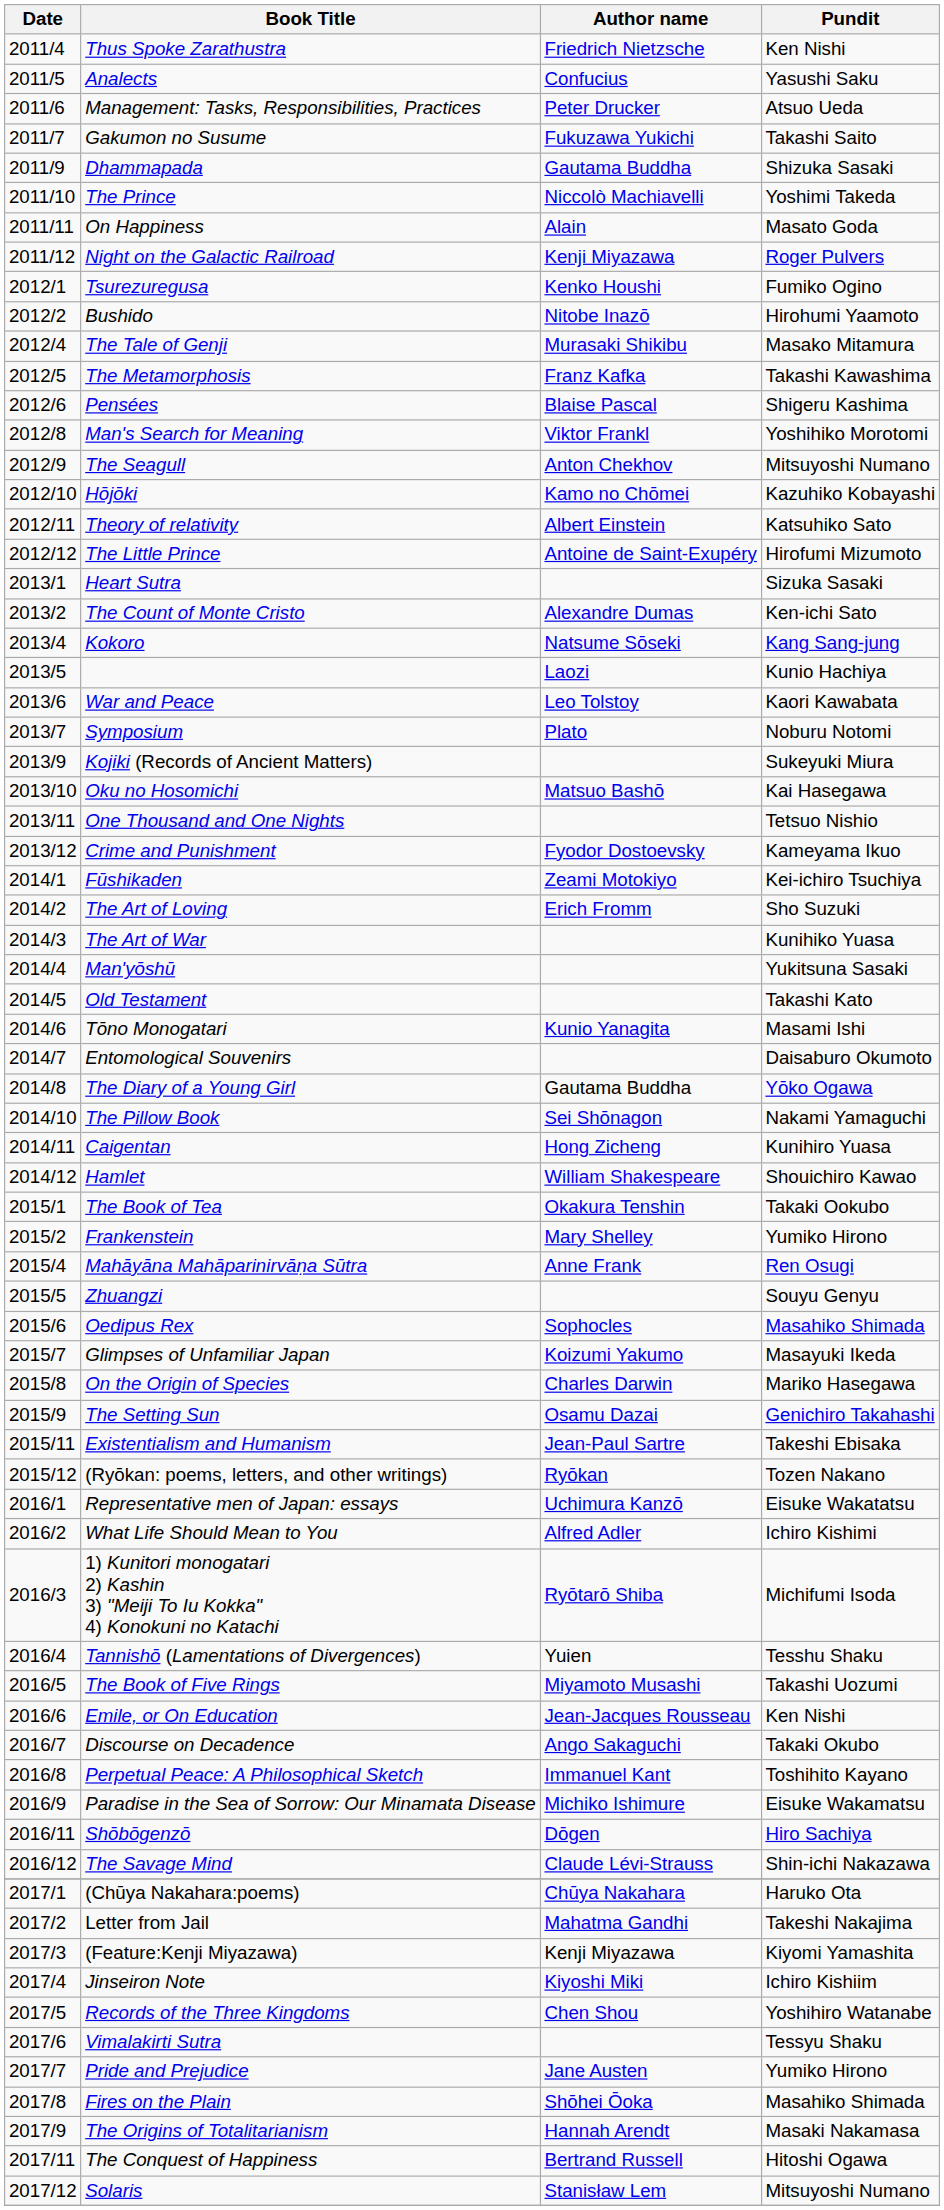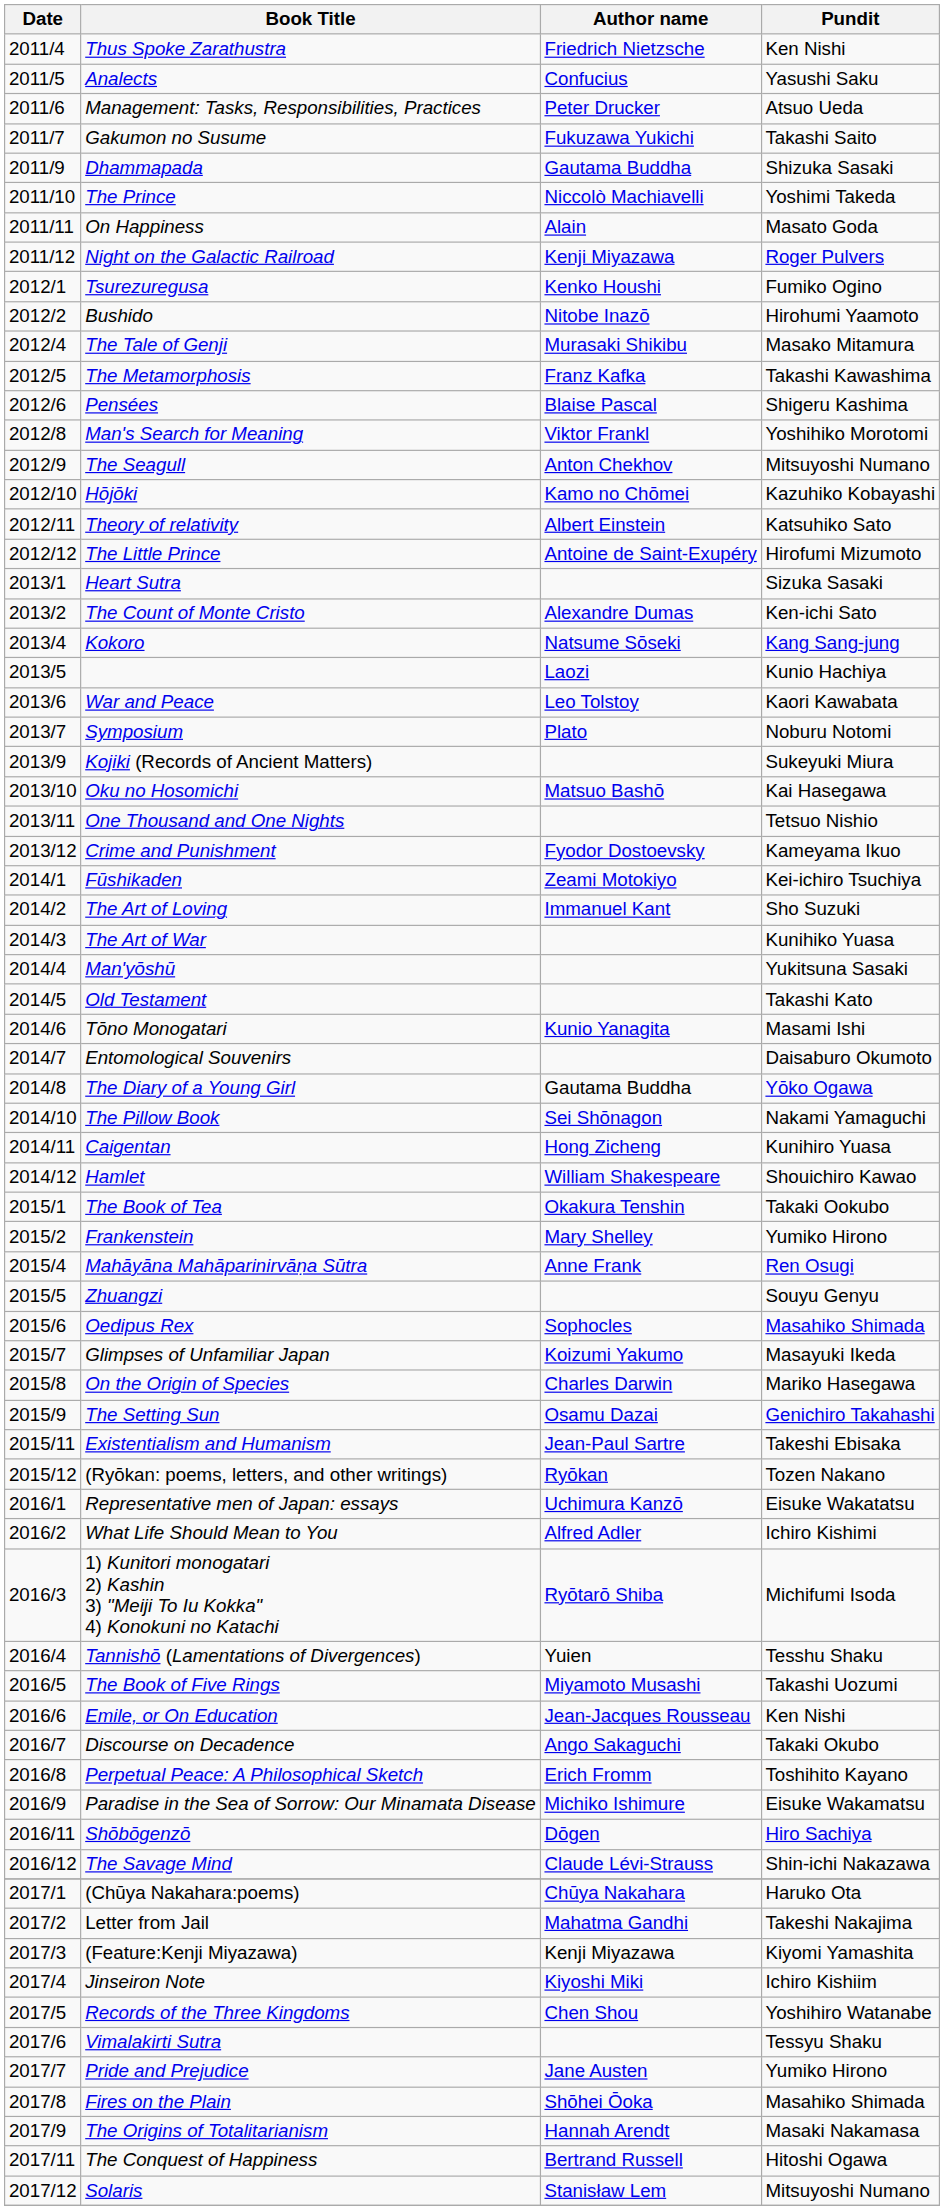(598, 910) Erich Fromm -> (607, 910) Immanuel Kant
(607, 1774) Immanuel Kant -> (598, 1774) Erich Fromm
